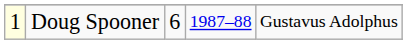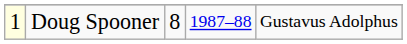(175, 22) 6 -> (175, 22) 8
